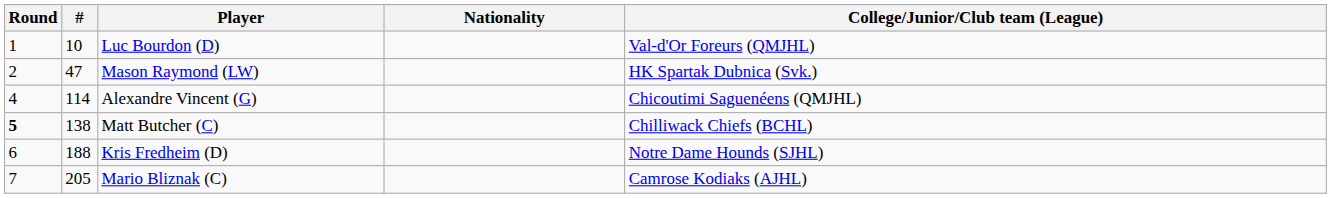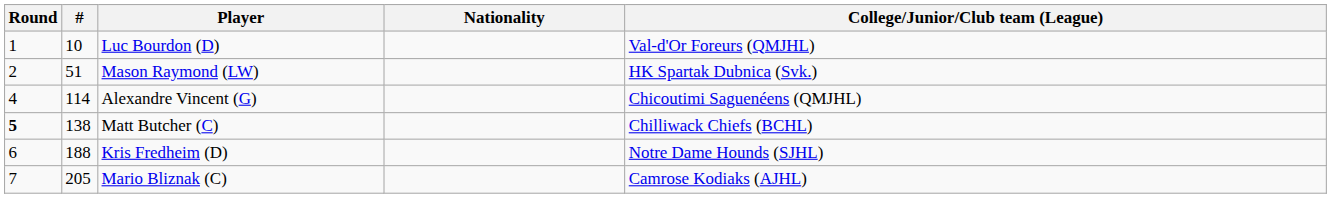(74, 71) 47 -> (74, 71) 51
